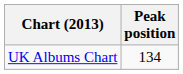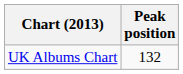(150, 57) 134 -> (150, 57) 132
